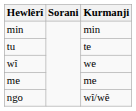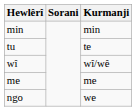(90, 64) we -> (96, 64) wî/wê
(96, 98) wî/wê -> (90, 98) we
